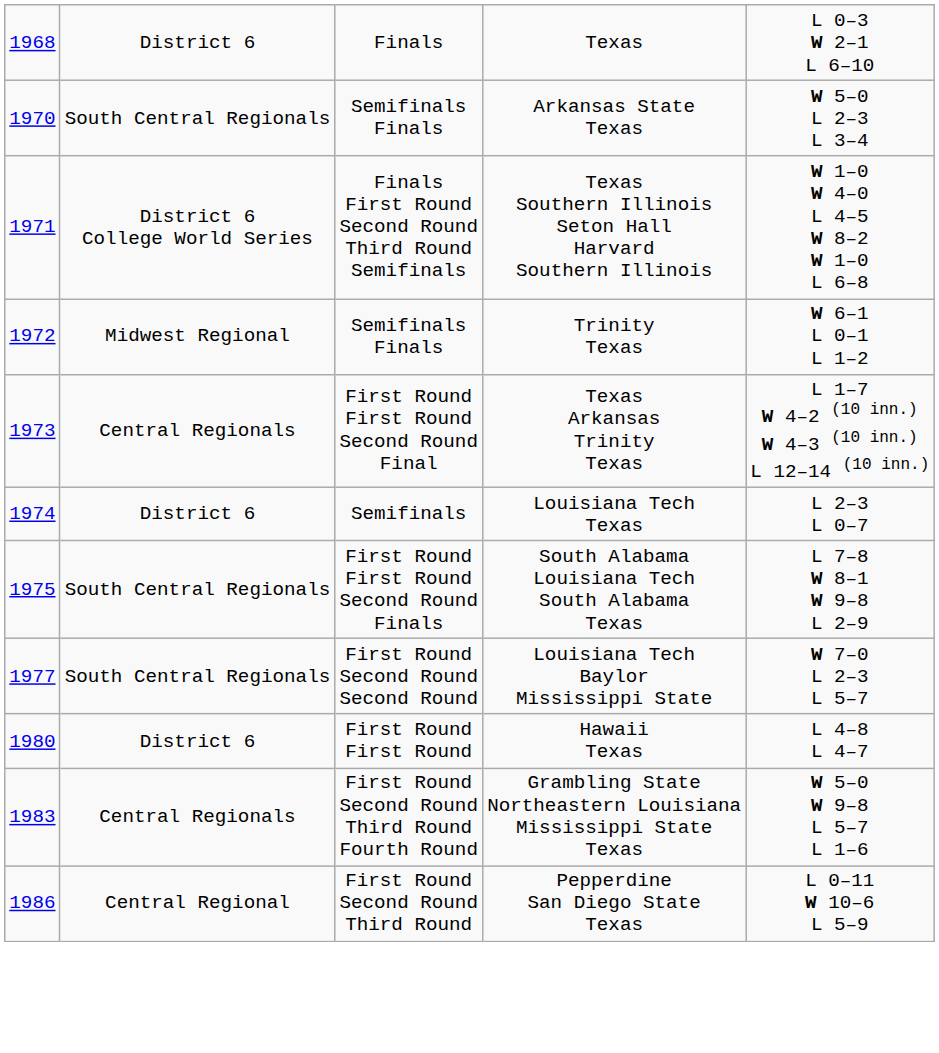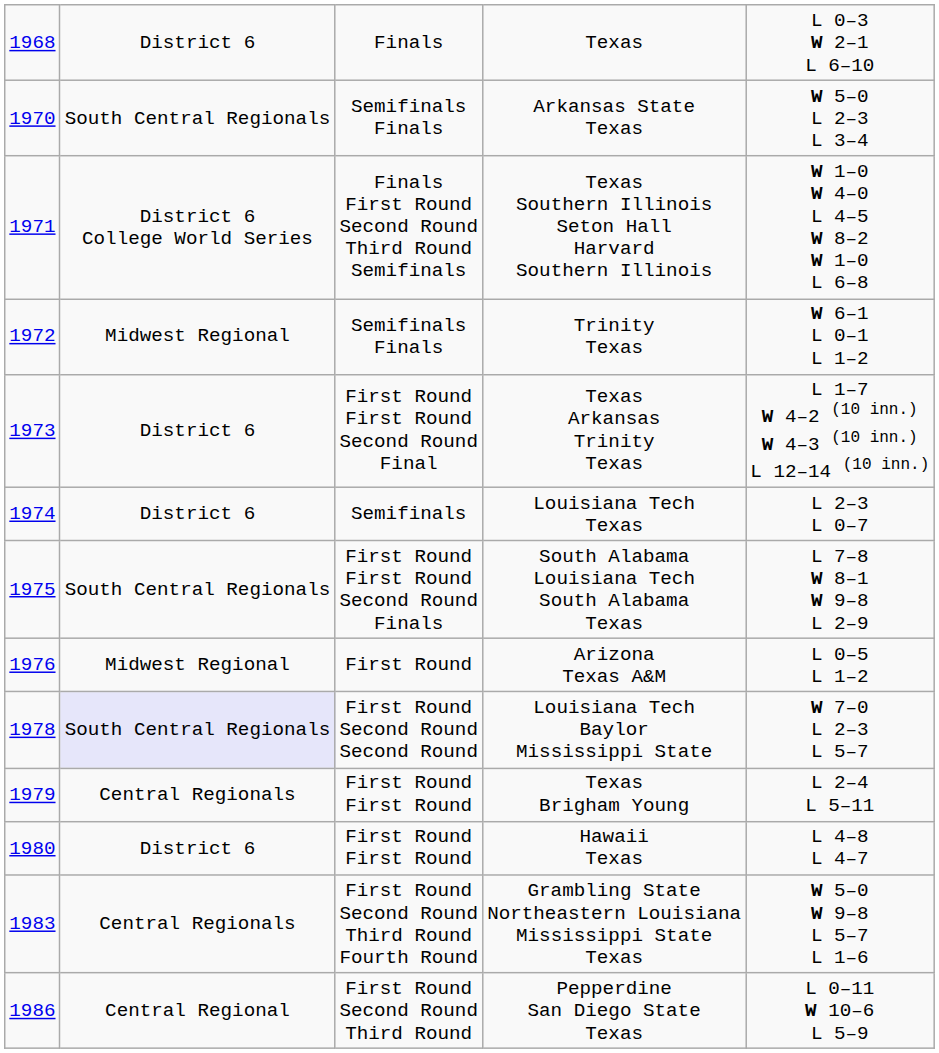(197, 431) Central Regionals -> (197, 431) District 6
+ row: (614, 665)
(32, 676) 1977 -> (32, 730) 1978
(197, 676) no background -> (197, 730) lavender background
+ row: (614, 795)
